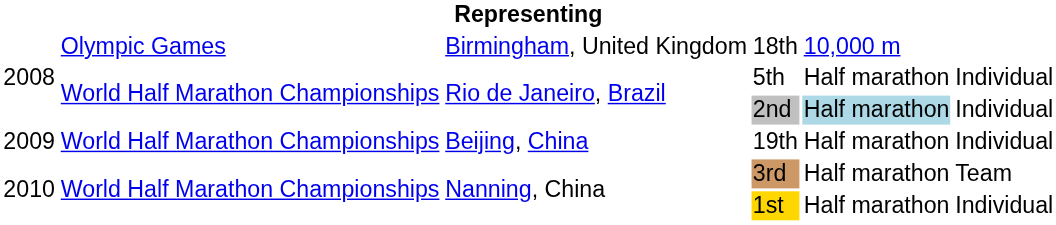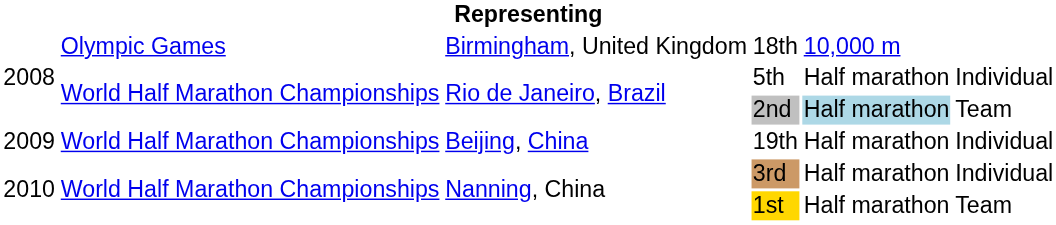(1004, 109) Individual -> (984, 109) Team
(984, 173) Team -> (1004, 173) Individual
(1004, 205) Individual -> (984, 205) Team
